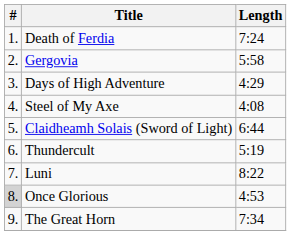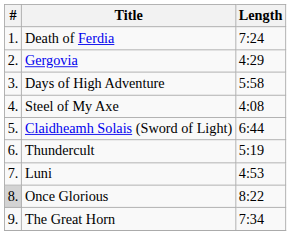(251, 60) 5:58 -> (251, 60) 4:29
(251, 83) 4:29 -> (251, 83) 5:58
(251, 173) 8:22 -> (251, 173) 4:53
(251, 196) 4:53 -> (251, 196) 8:22
